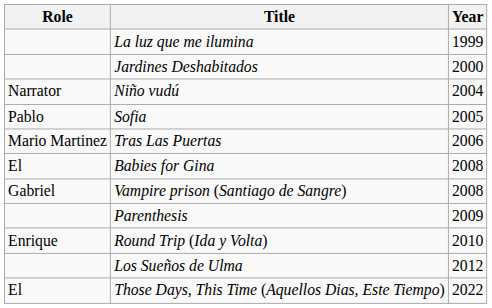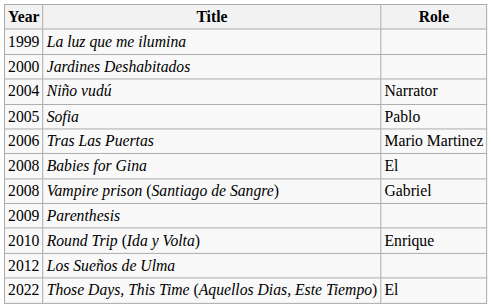columns swapped: (468, 16) <-> (58, 16)
